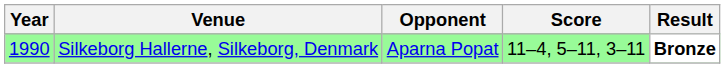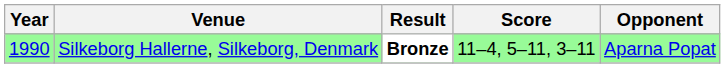columns swapped: (443, 19) <-> (685, 19)
